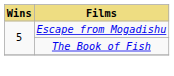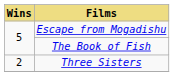+ row: (101, 63)
